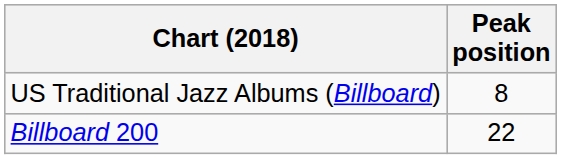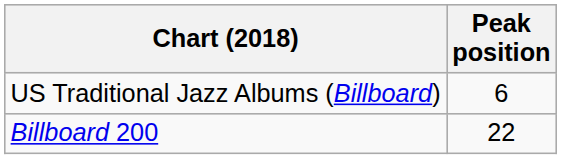(501, 93) 8 -> (501, 93) 6
